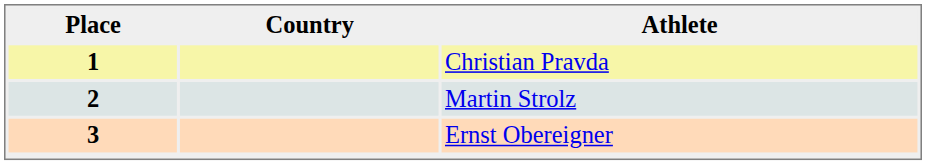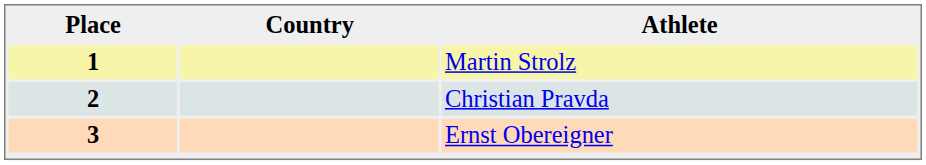(527, 61) Christian Pravda -> (511, 61) Martin Strolz
(511, 98) Martin Strolz -> (527, 98) Christian Pravda
